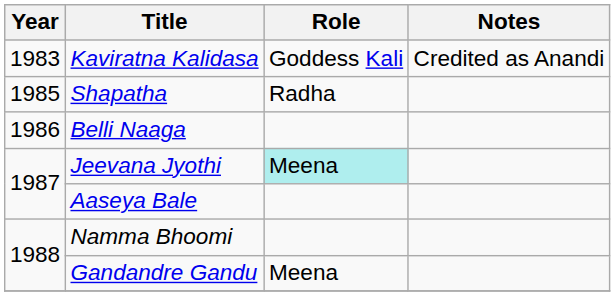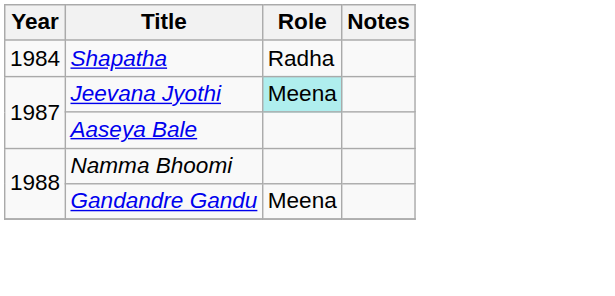- row: (165, 58)
(35, 93) 1985 -> (35, 58) 1984
- row: (128, 129)
